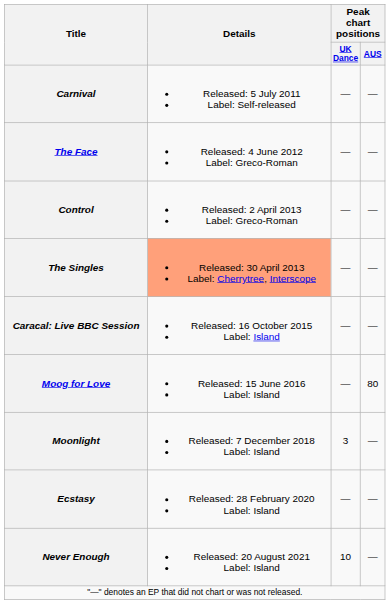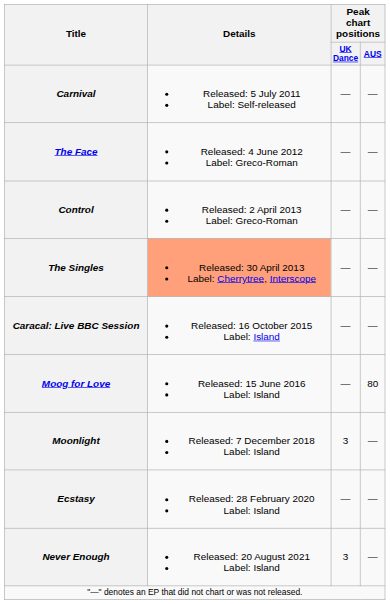(346, 557) 10 -> (346, 557) 3
